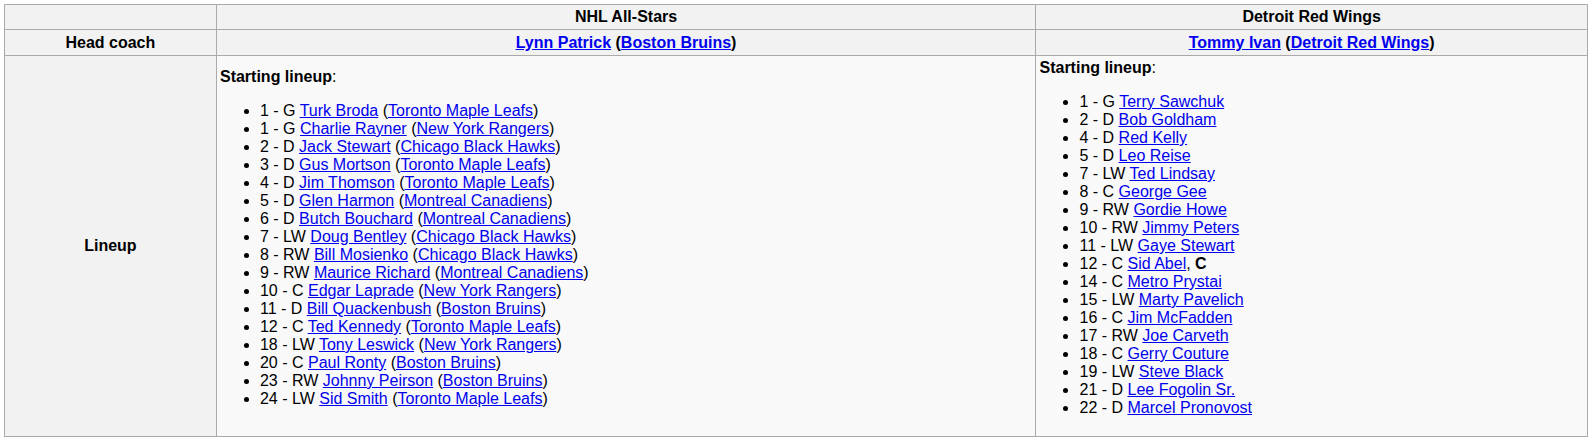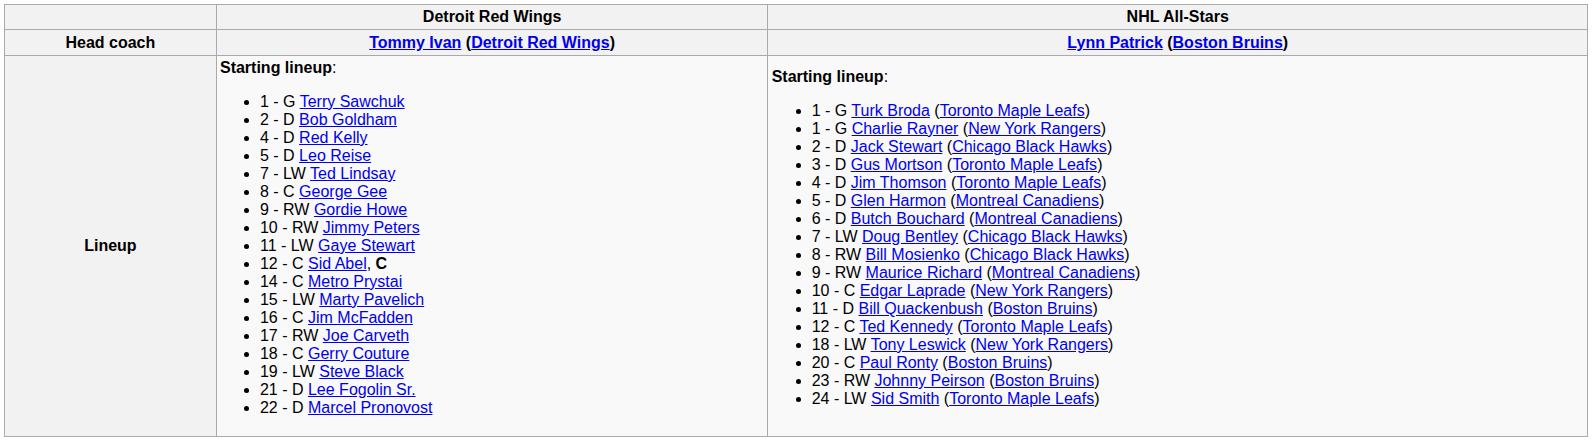columns swapped: (626, 42) <-> (1312, 42)
